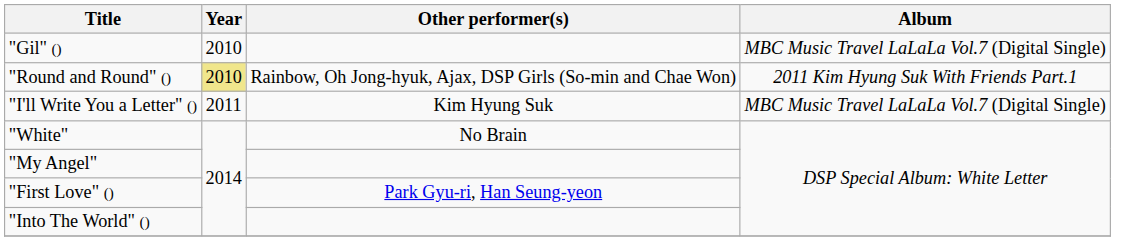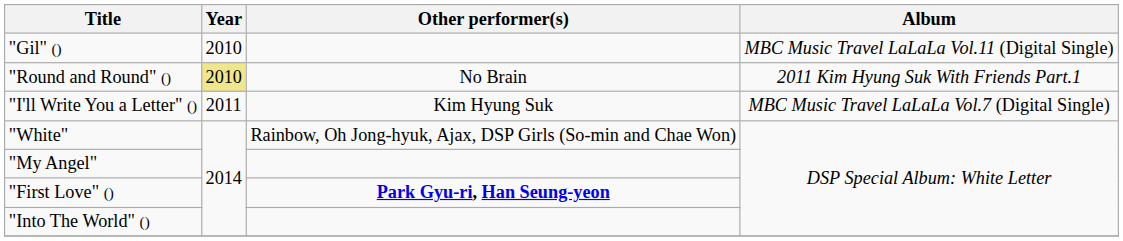(925, 47) MBC Music Travel LaLaLa Vol.7 (Digital Single) -> (929, 47) MBC Music Travel LaLaLa Vol.11 (Digital Single)
(493, 76) Rainbow, Oh Jong-hyuk, Ajax, DSP Girls (So-min and Chae Won) -> (493, 76) No Brain
(493, 134) No Brain -> (493, 134) Rainbow, Oh Jong-hyuk, Ajax, DSP Girls (So-min and Chae Won)
(493, 192) normal -> (493, 192) bold
